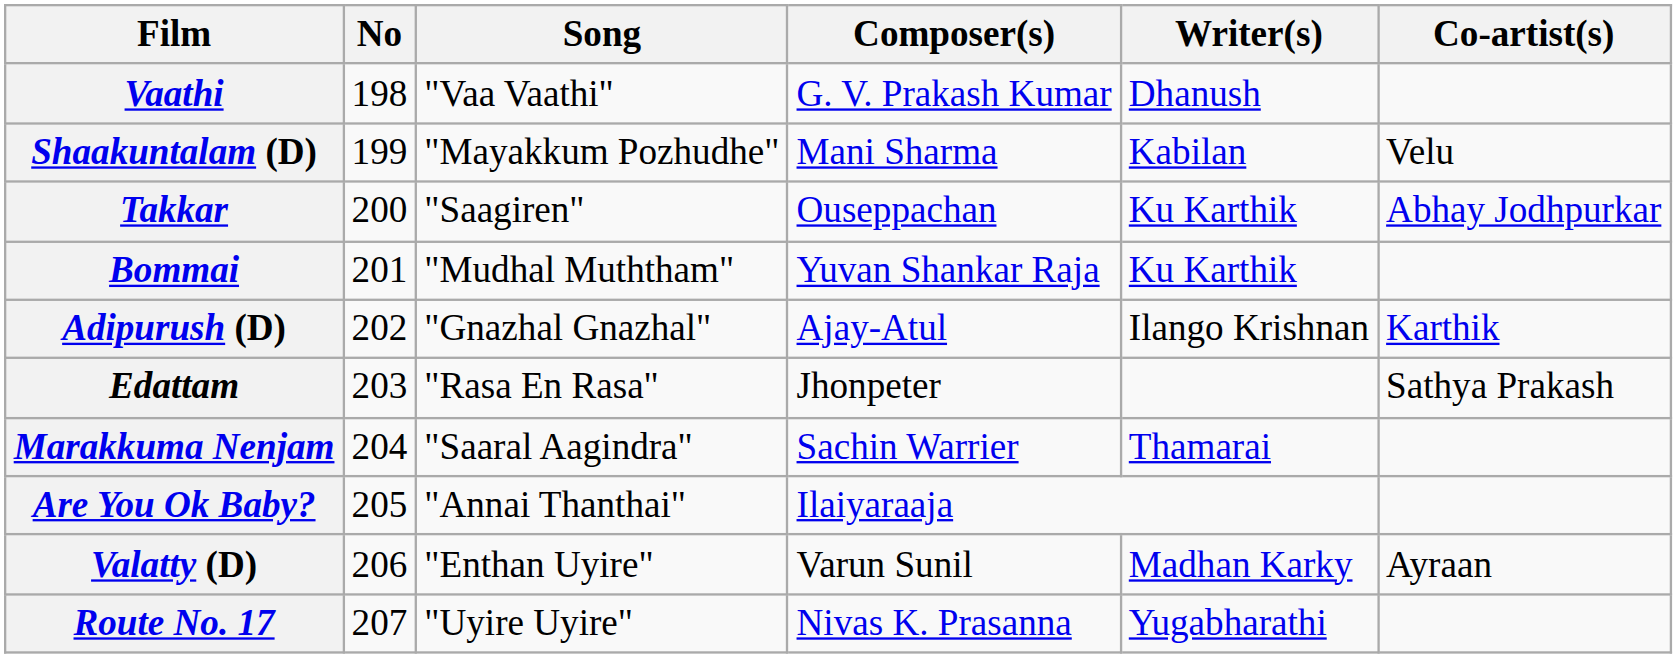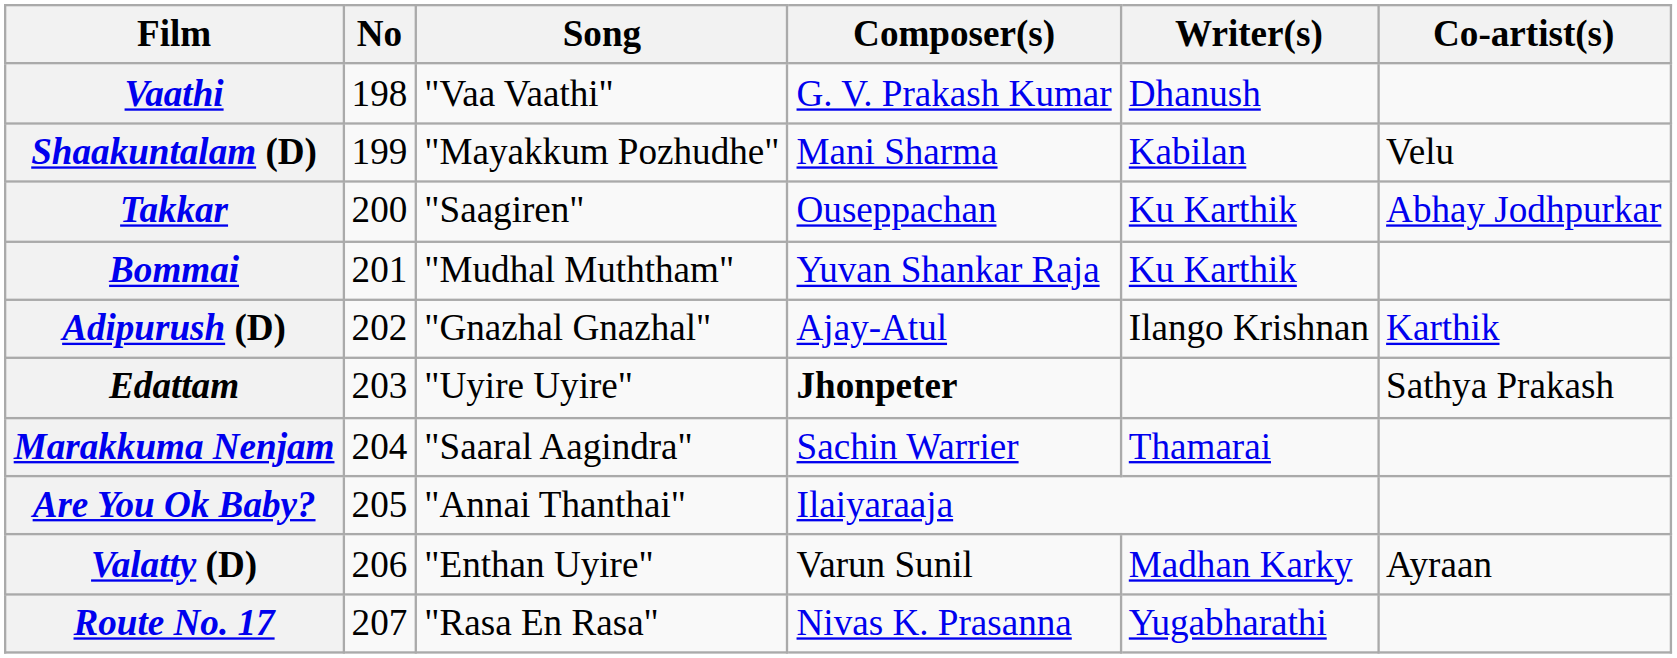(542, 387) "Rasa En Rasa" -> (529, 387) "Uyire Uyire"
(869, 387) normal -> (877, 387) bold
(529, 622) "Uyire Uyire" -> (542, 622) "Rasa En Rasa"
